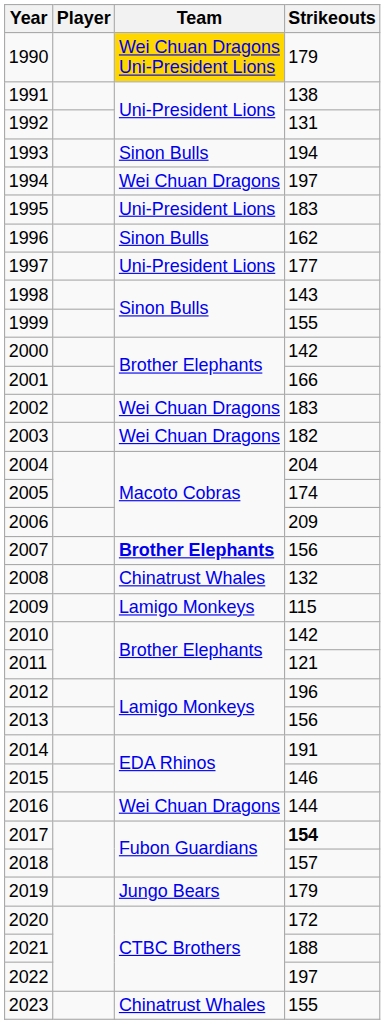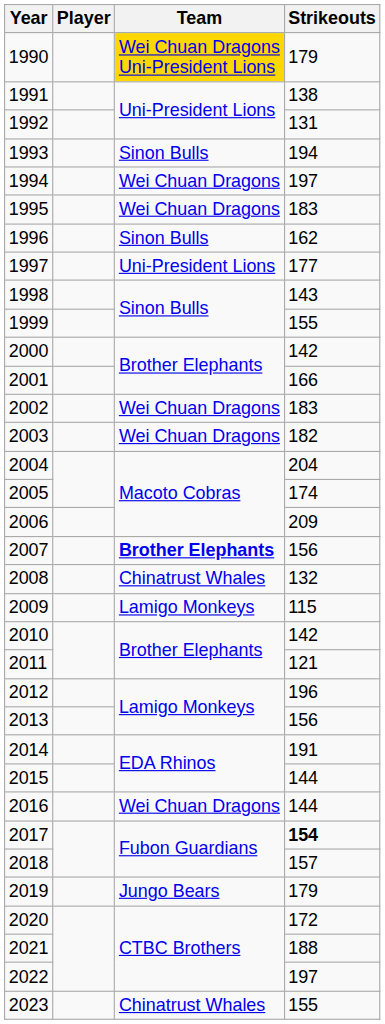(197, 209) Uni-President Lions -> (199, 209) Wei Chuan Dragons
(303, 777) 146 -> (303, 777) 144
